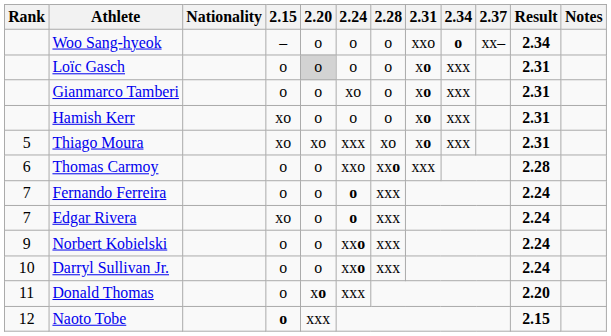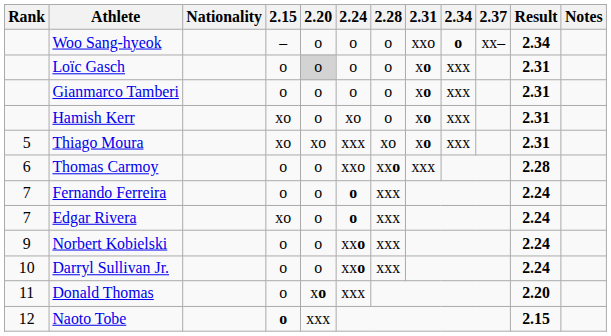(353, 92) xo -> (353, 92) o
(353, 117) o -> (353, 117) xo
